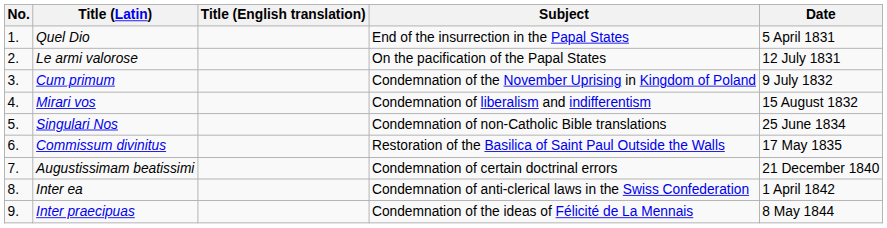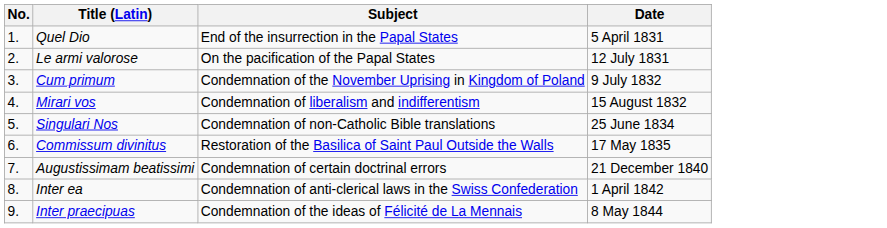- column: (283, 15)
